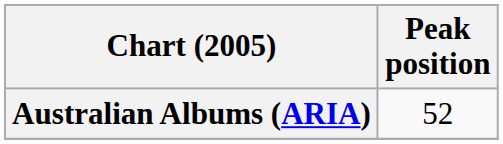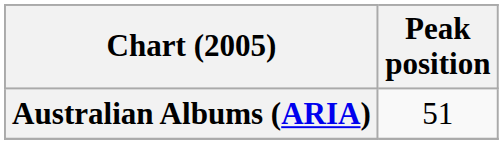(438, 113) 52 -> (438, 113) 51
